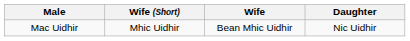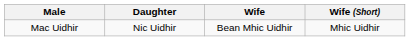columns swapped: (355, 12) <-> (155, 12)
